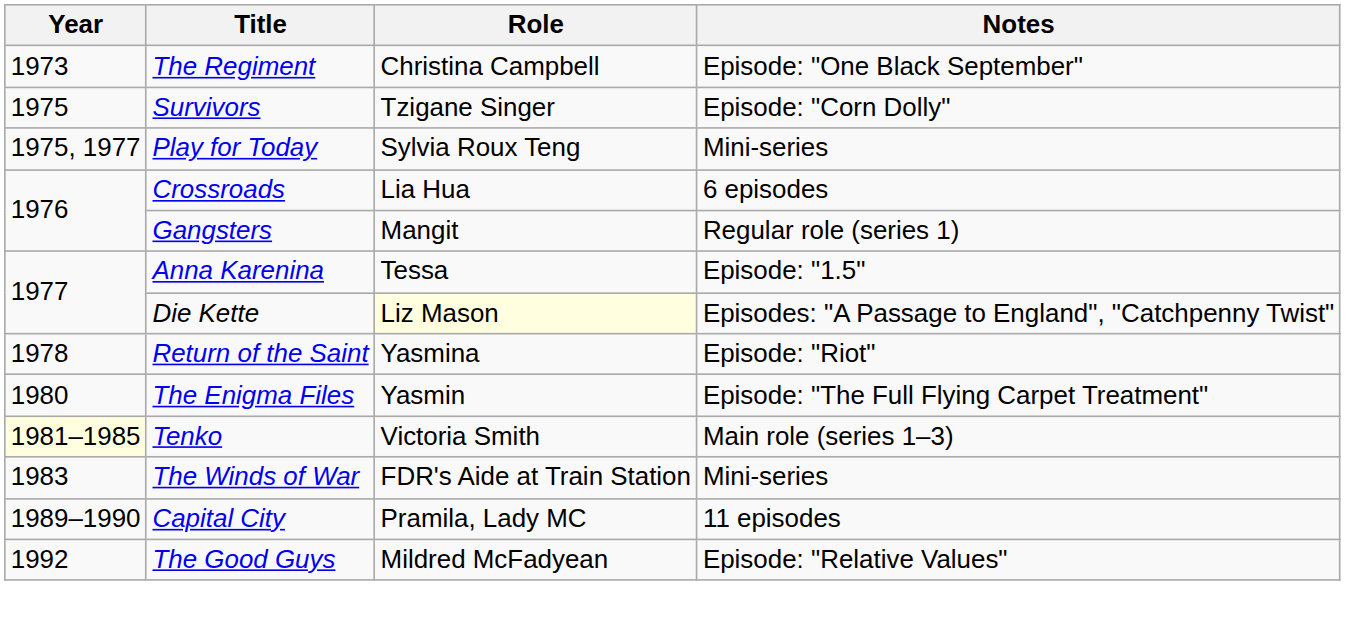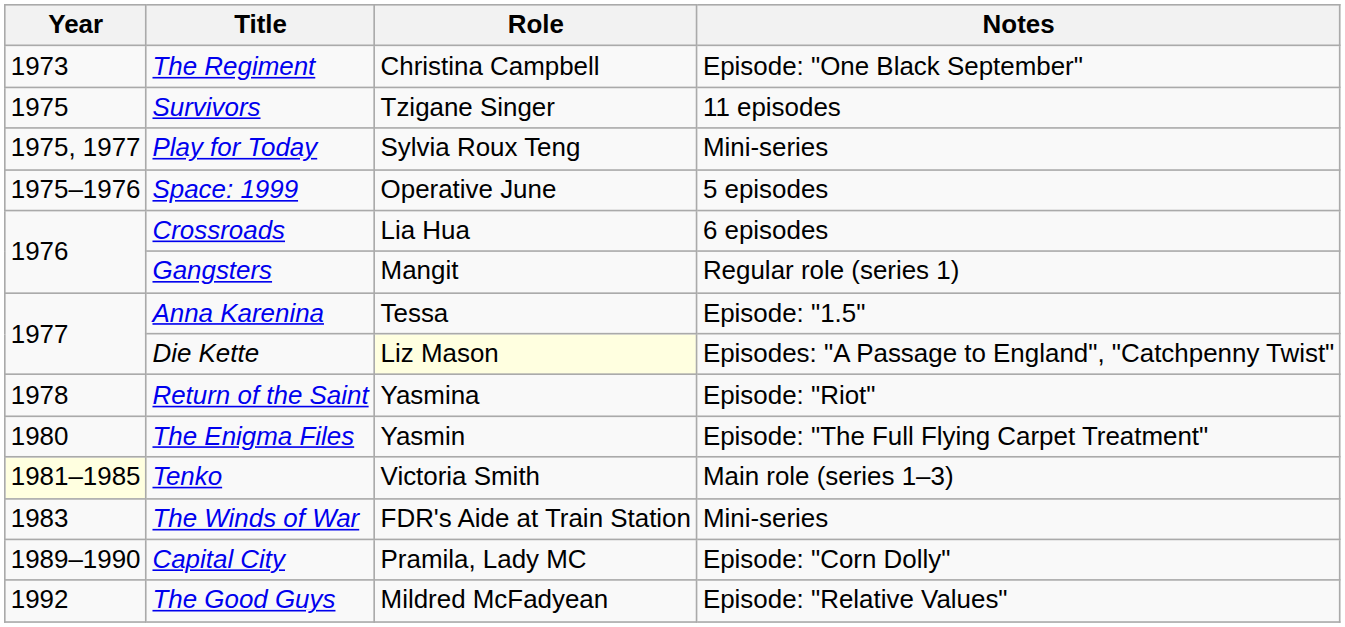(827, 107) Episode: "Corn Dolly" -> (772, 107) 11 episodes
+ row: (225, 189)
(772, 518) 11 episodes -> (827, 559) Episode: "Corn Dolly"
